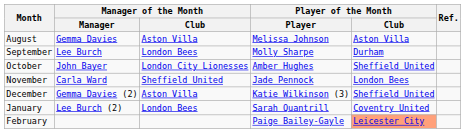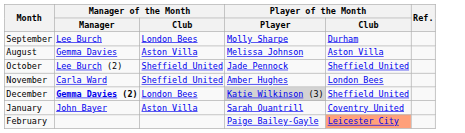rows swapped: (22, 39) <-> (29, 53)
(82, 66) John Bayer -> (89, 66) Lee Burch (2)
(195, 66) London City Lionesses -> (182, 66) Sheffield United
(283, 66) Amber Hughes -> (258, 66) Jade Pennock
(283, 80) Jade Pennock -> (258, 80) Amber Hughes
(97, 94) normal -> (97, 94) bold
(170, 94) Aston Villa -> (170, 94) London Bees
(301, 94) no background -> (275, 94) lightgrey background
(89, 108) Lee Burch (2) -> (82, 108) John Bayer
(170, 108) London Bees -> (170, 108) Aston Villa
